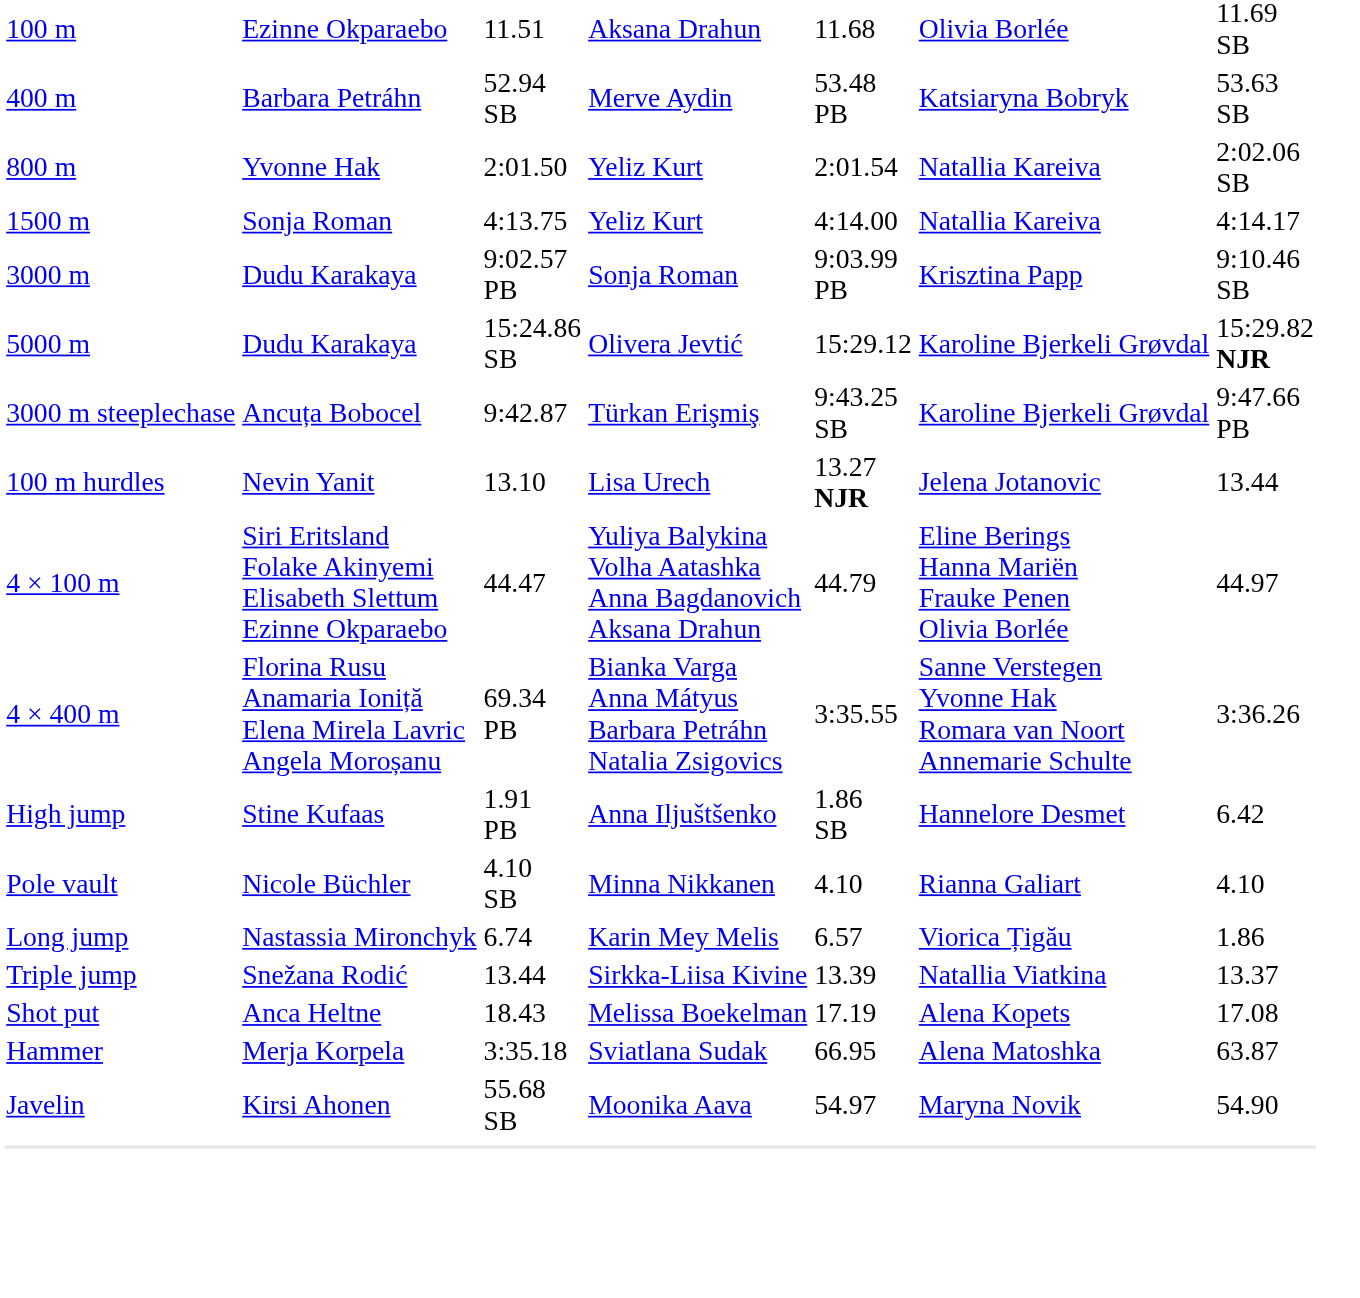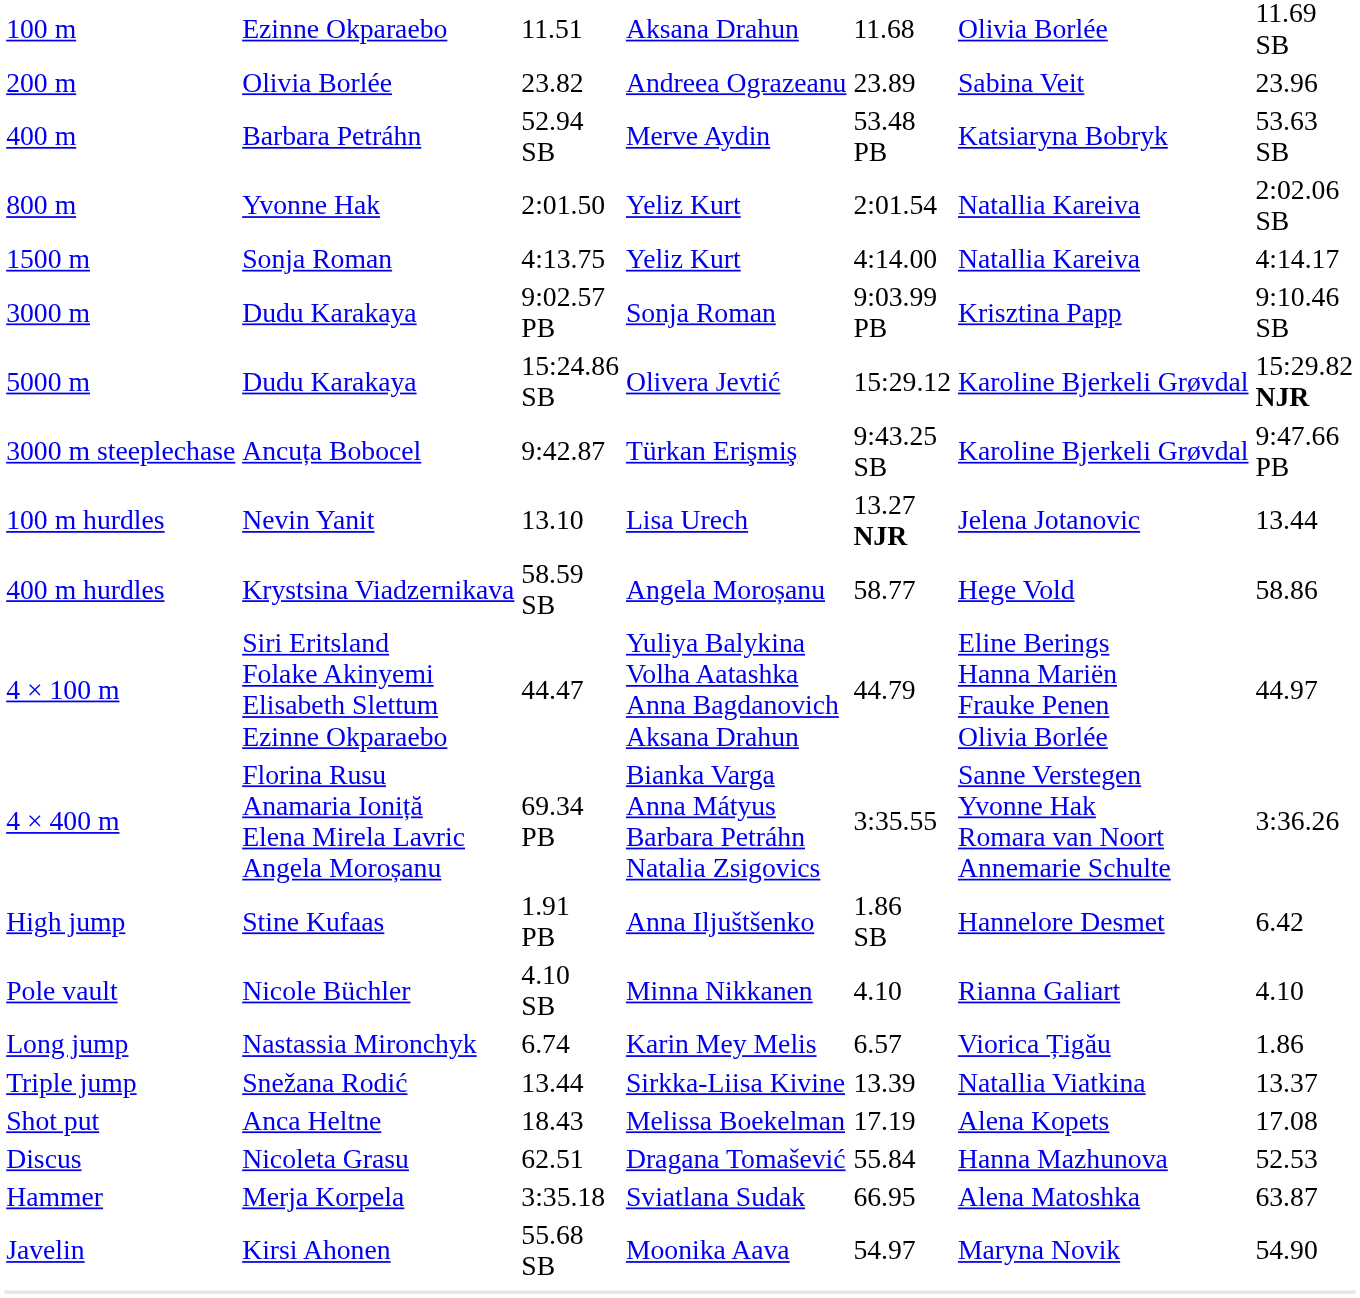+ row: (41, 82)
+ row: (85, 589)
+ row: (44, 1158)
